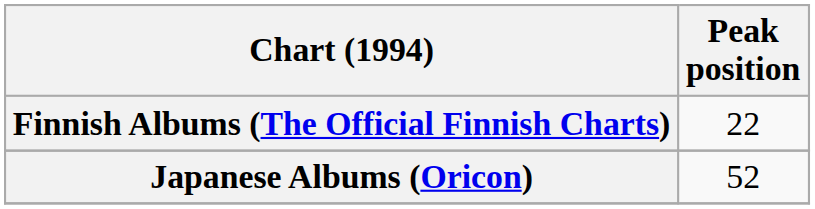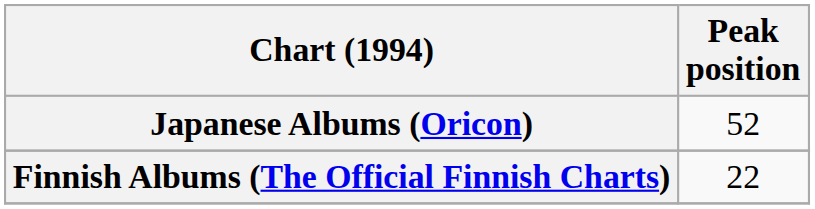rows swapped: (342, 122) <-> (342, 176)
